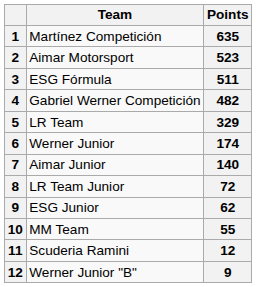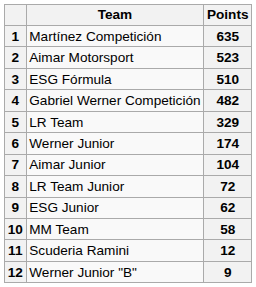(228, 79) 511 -> (228, 79) 510
(228, 165) 140 -> (228, 165) 104
(228, 229) 55 -> (228, 229) 58
